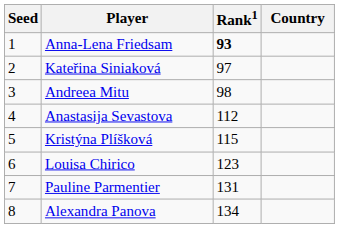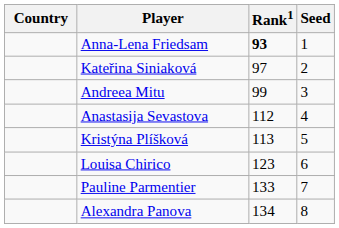columns swapped: (298, 18) <-> (23, 18)
(224, 92) 98 -> (260, 92) 99
(227, 139) 115 -> (263, 139) 113
(228, 187) 131 -> (263, 187) 133
